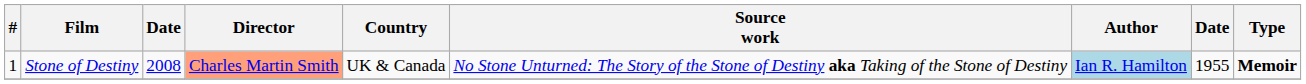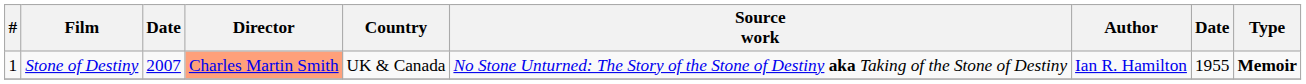(164, 65) 2008 -> (164, 65) 2007
(1131, 65) lightblue background -> (1131, 65) no background
